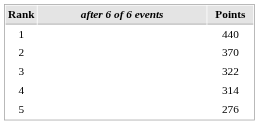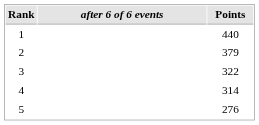(230, 53) 370 -> (230, 53) 379
